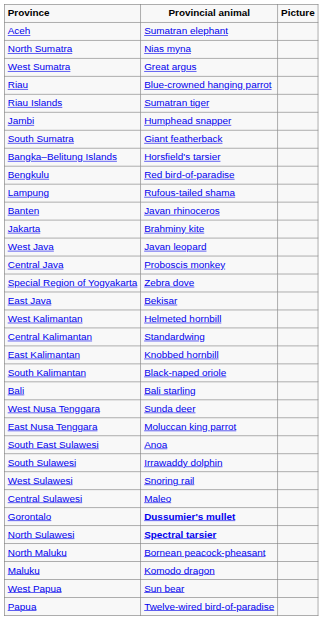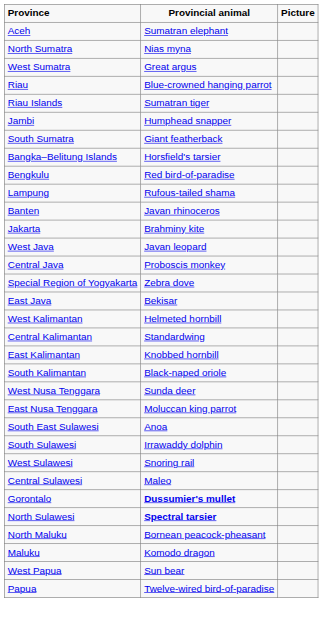- row: (16, 391)
